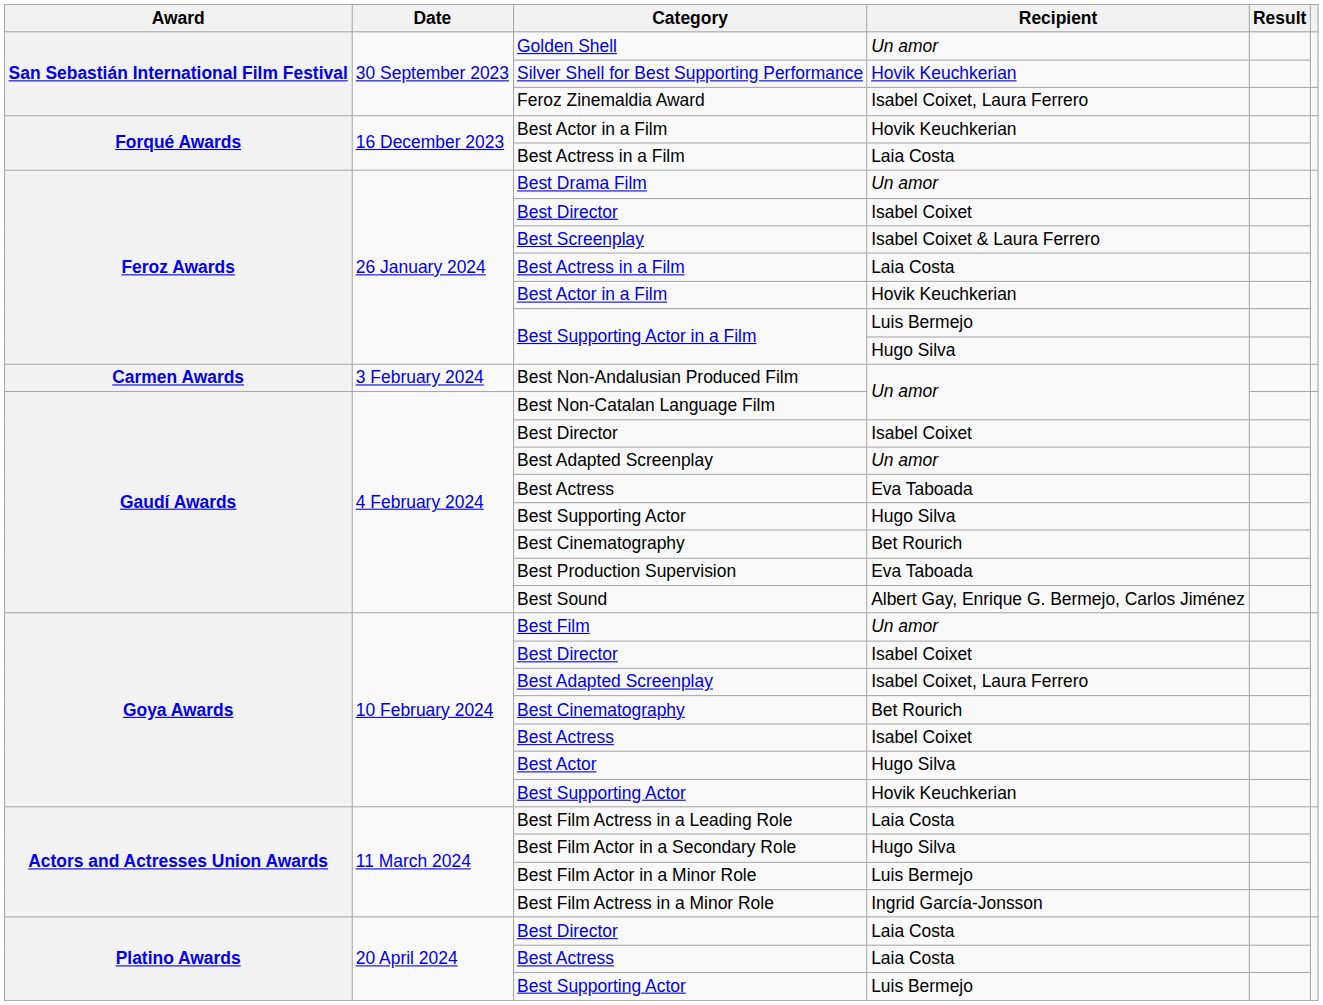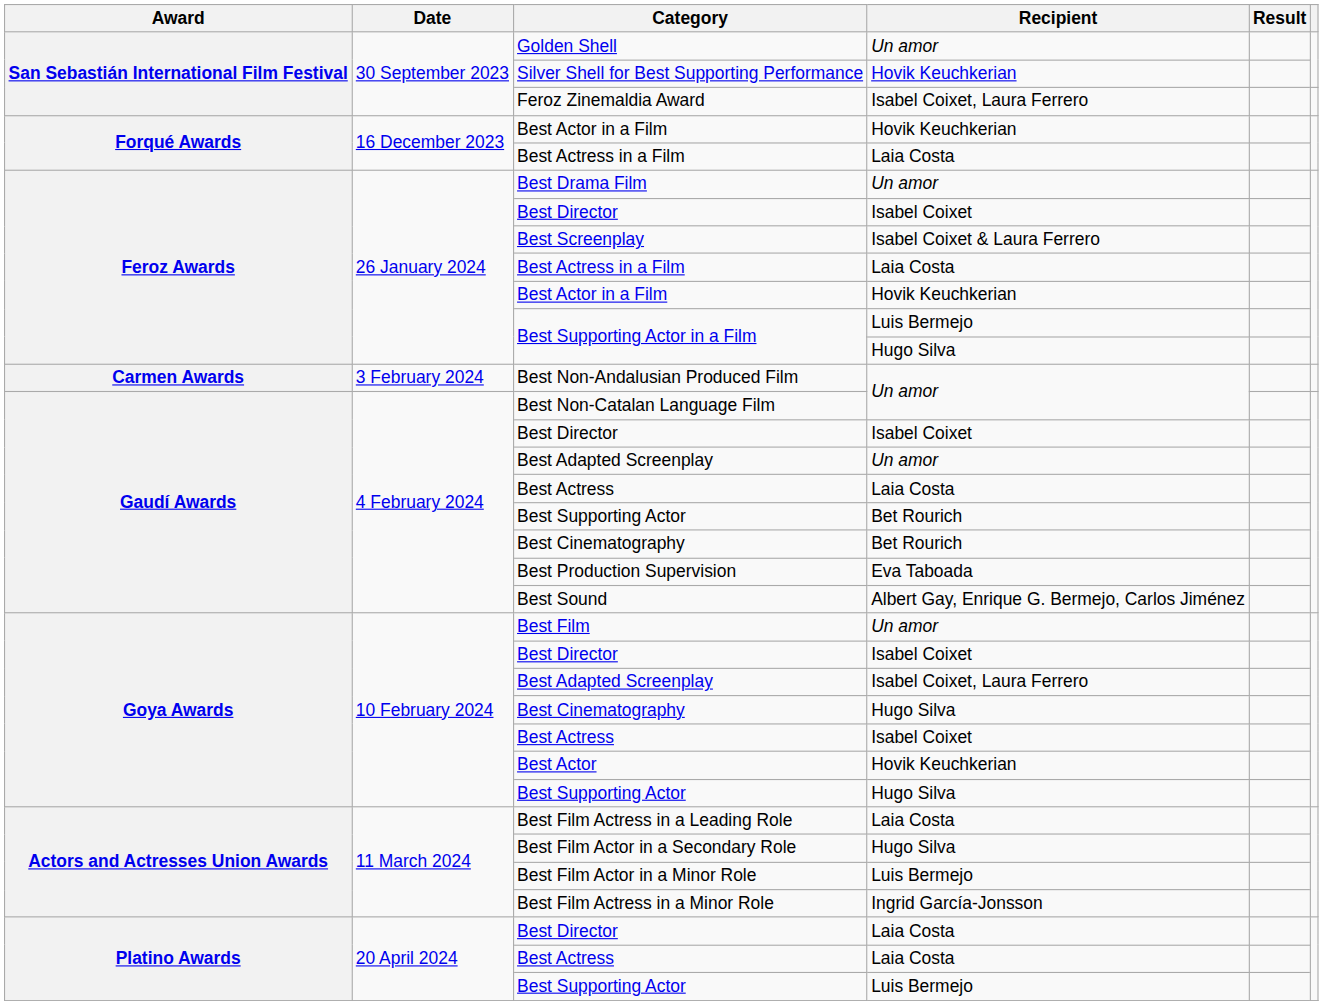(922, 488) Eva Taboada -> (913, 488) Laia Costa
(913, 516) Hugo Silva -> (917, 516) Bet Rourich
(917, 709) Bet Rourich -> (913, 709) Hugo Silva
(913, 765) Hugo Silva -> (944, 765) Hovik Keuchkerian
(944, 792) Hovik Keuchkerian -> (913, 792) Hugo Silva
